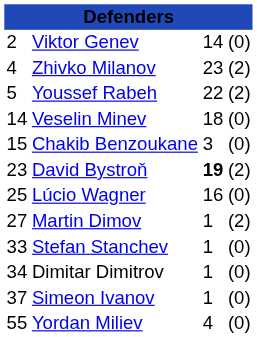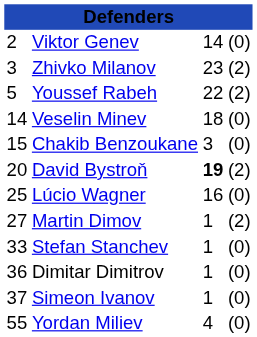(12, 68) 4 -> (12, 68) 3
(17, 170) 23 -> (17, 170) 20
(17, 272) 34 -> (17, 272) 36
